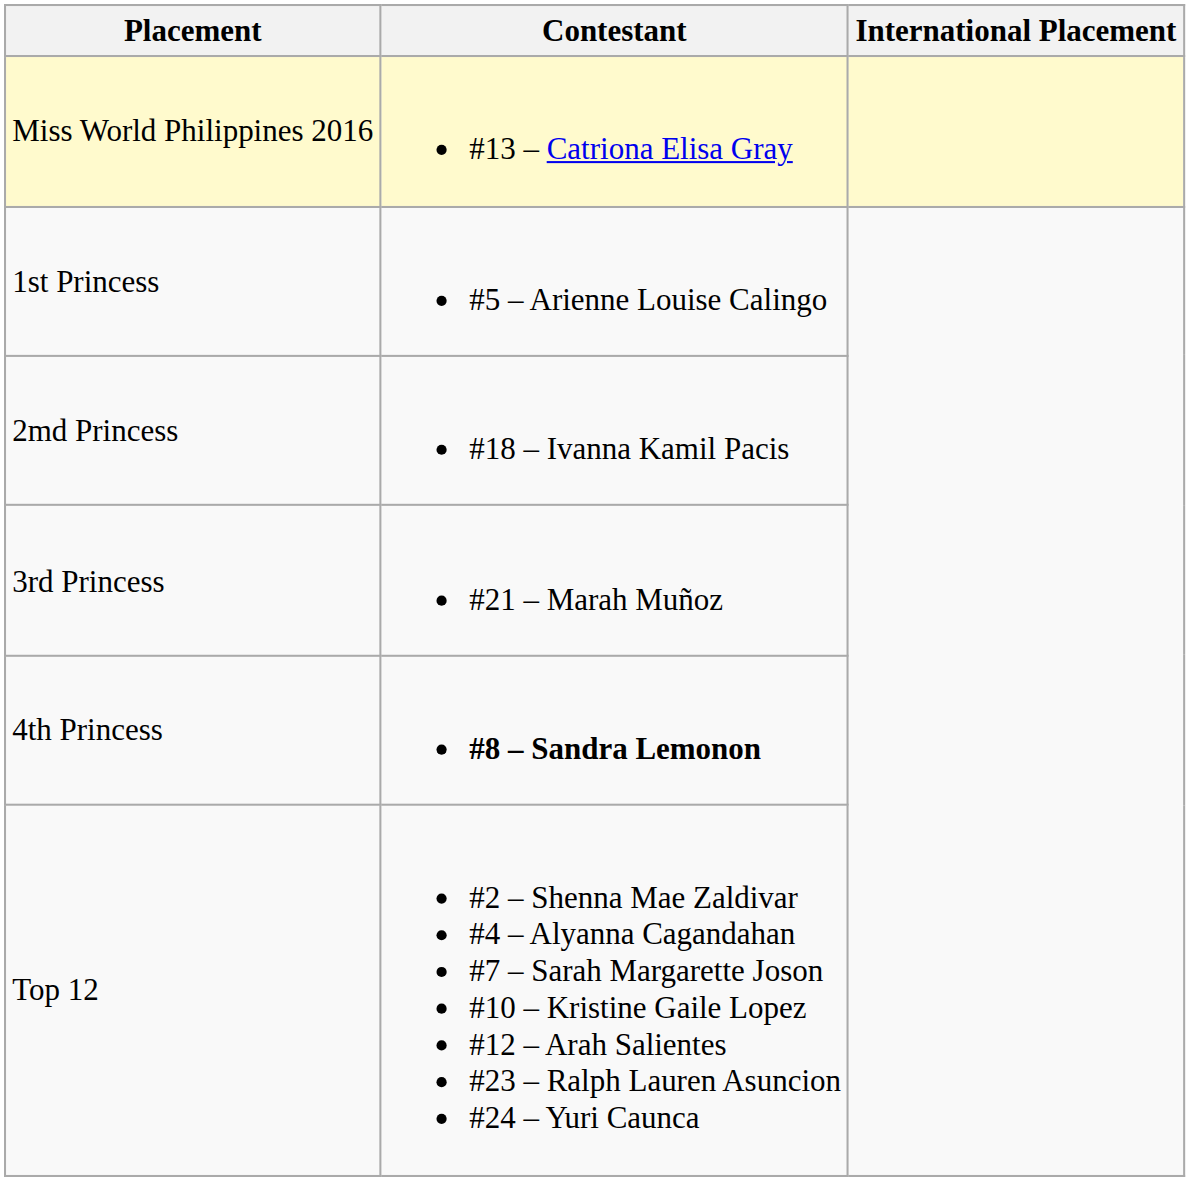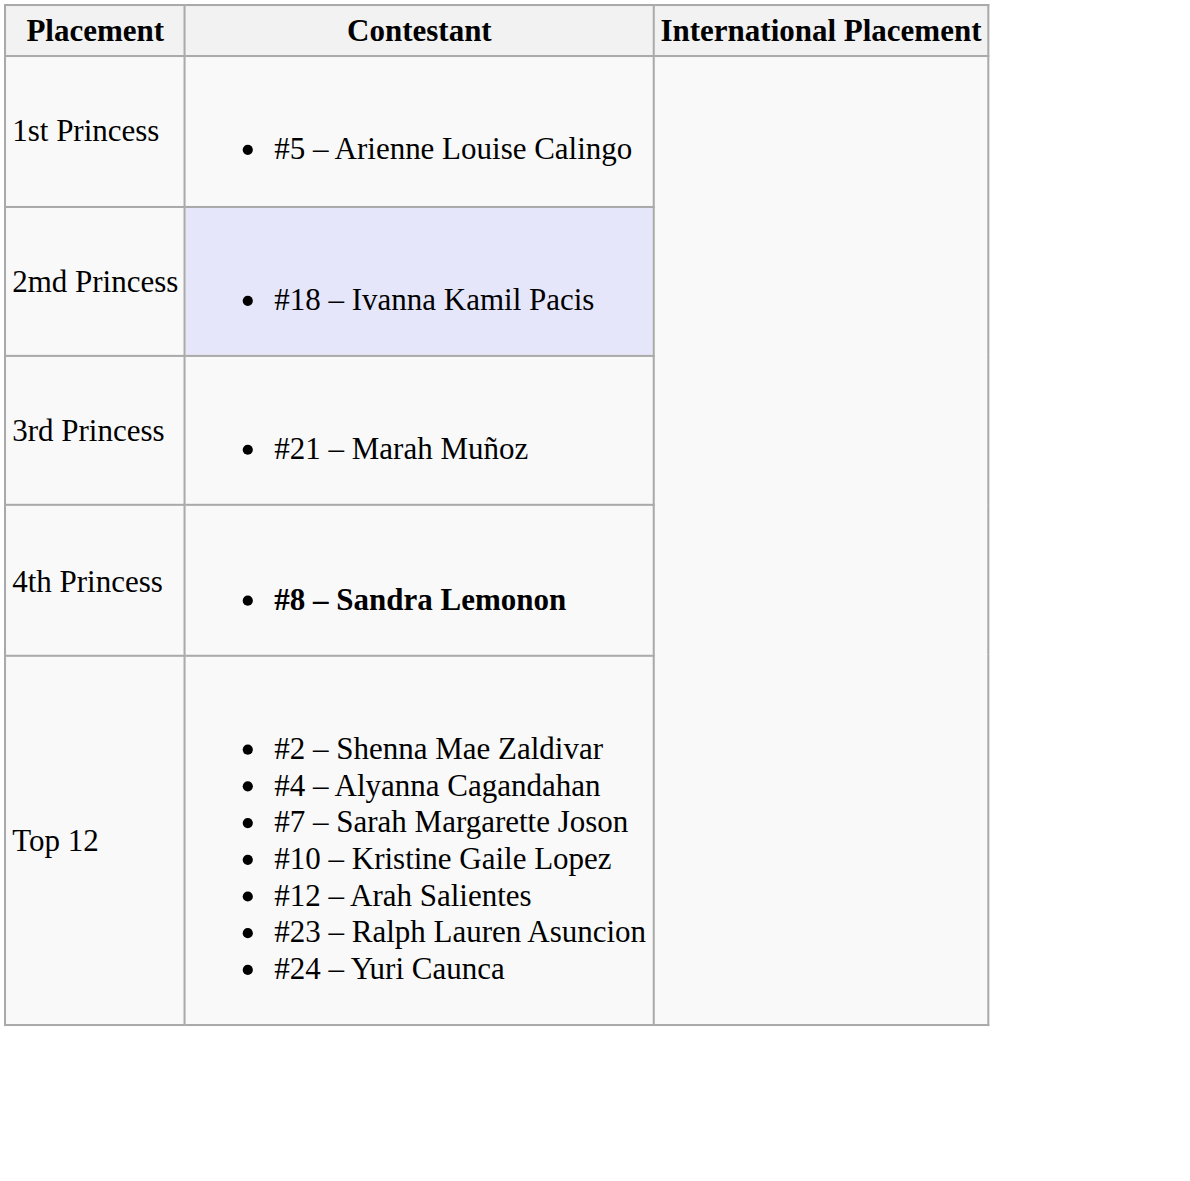- row: (193, 130)
(614, 449) no background -> (419, 299) lavender background
